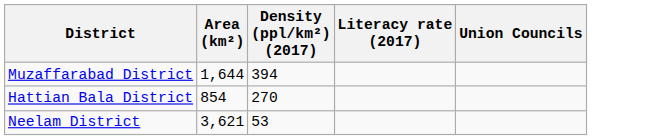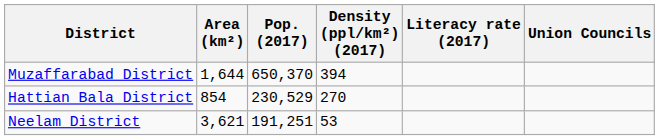+ column: (282, 33)
